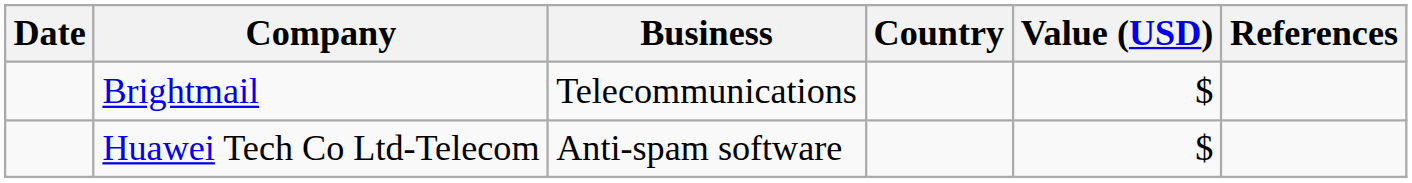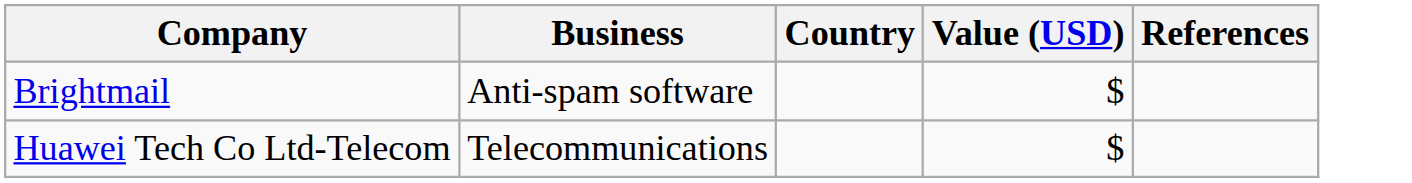- column: (50, 33)
(707, 90) Telecommunications -> (610, 90) Anti-spam software
(699, 147) Anti-spam software -> (618, 147) Telecommunications
